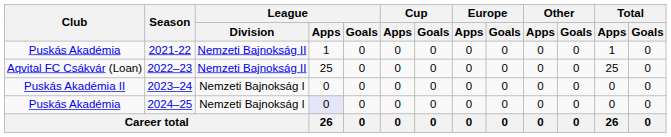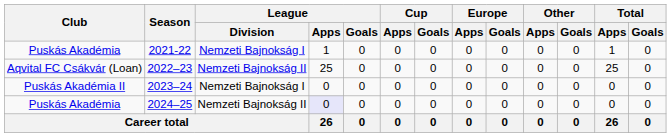(252, 50) Nemzeti Bajnokság II -> (252, 50) Nemzeti Bajnokság I
(252, 104) Nemzeti Bajnokság I -> (252, 104) Nemzeti Bajnokság II
